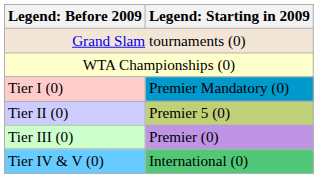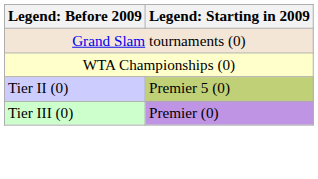- row: (36, 88)
- row: (56, 161)
